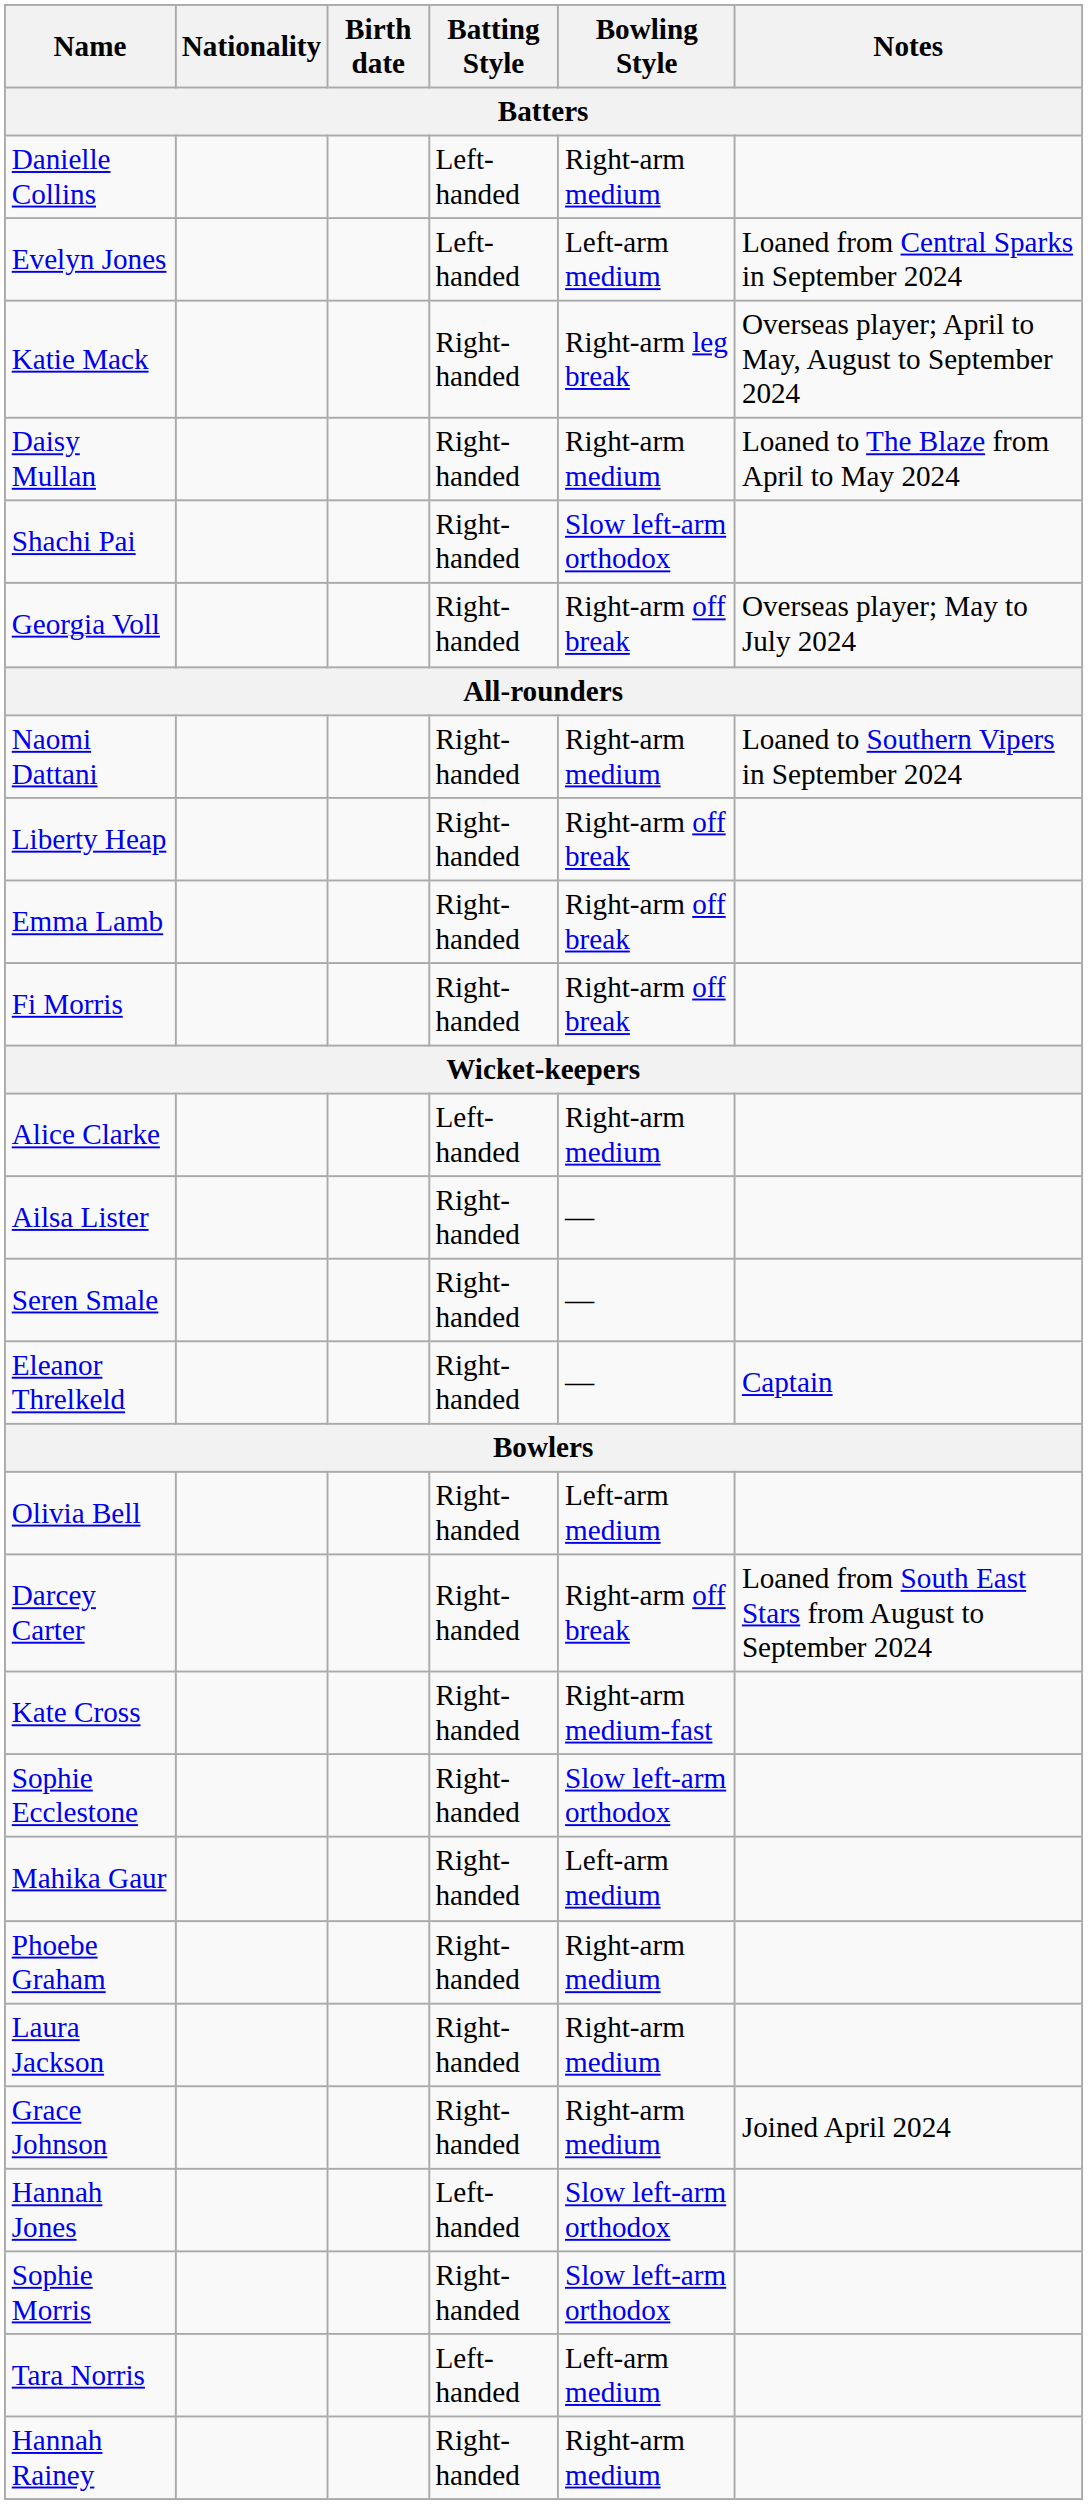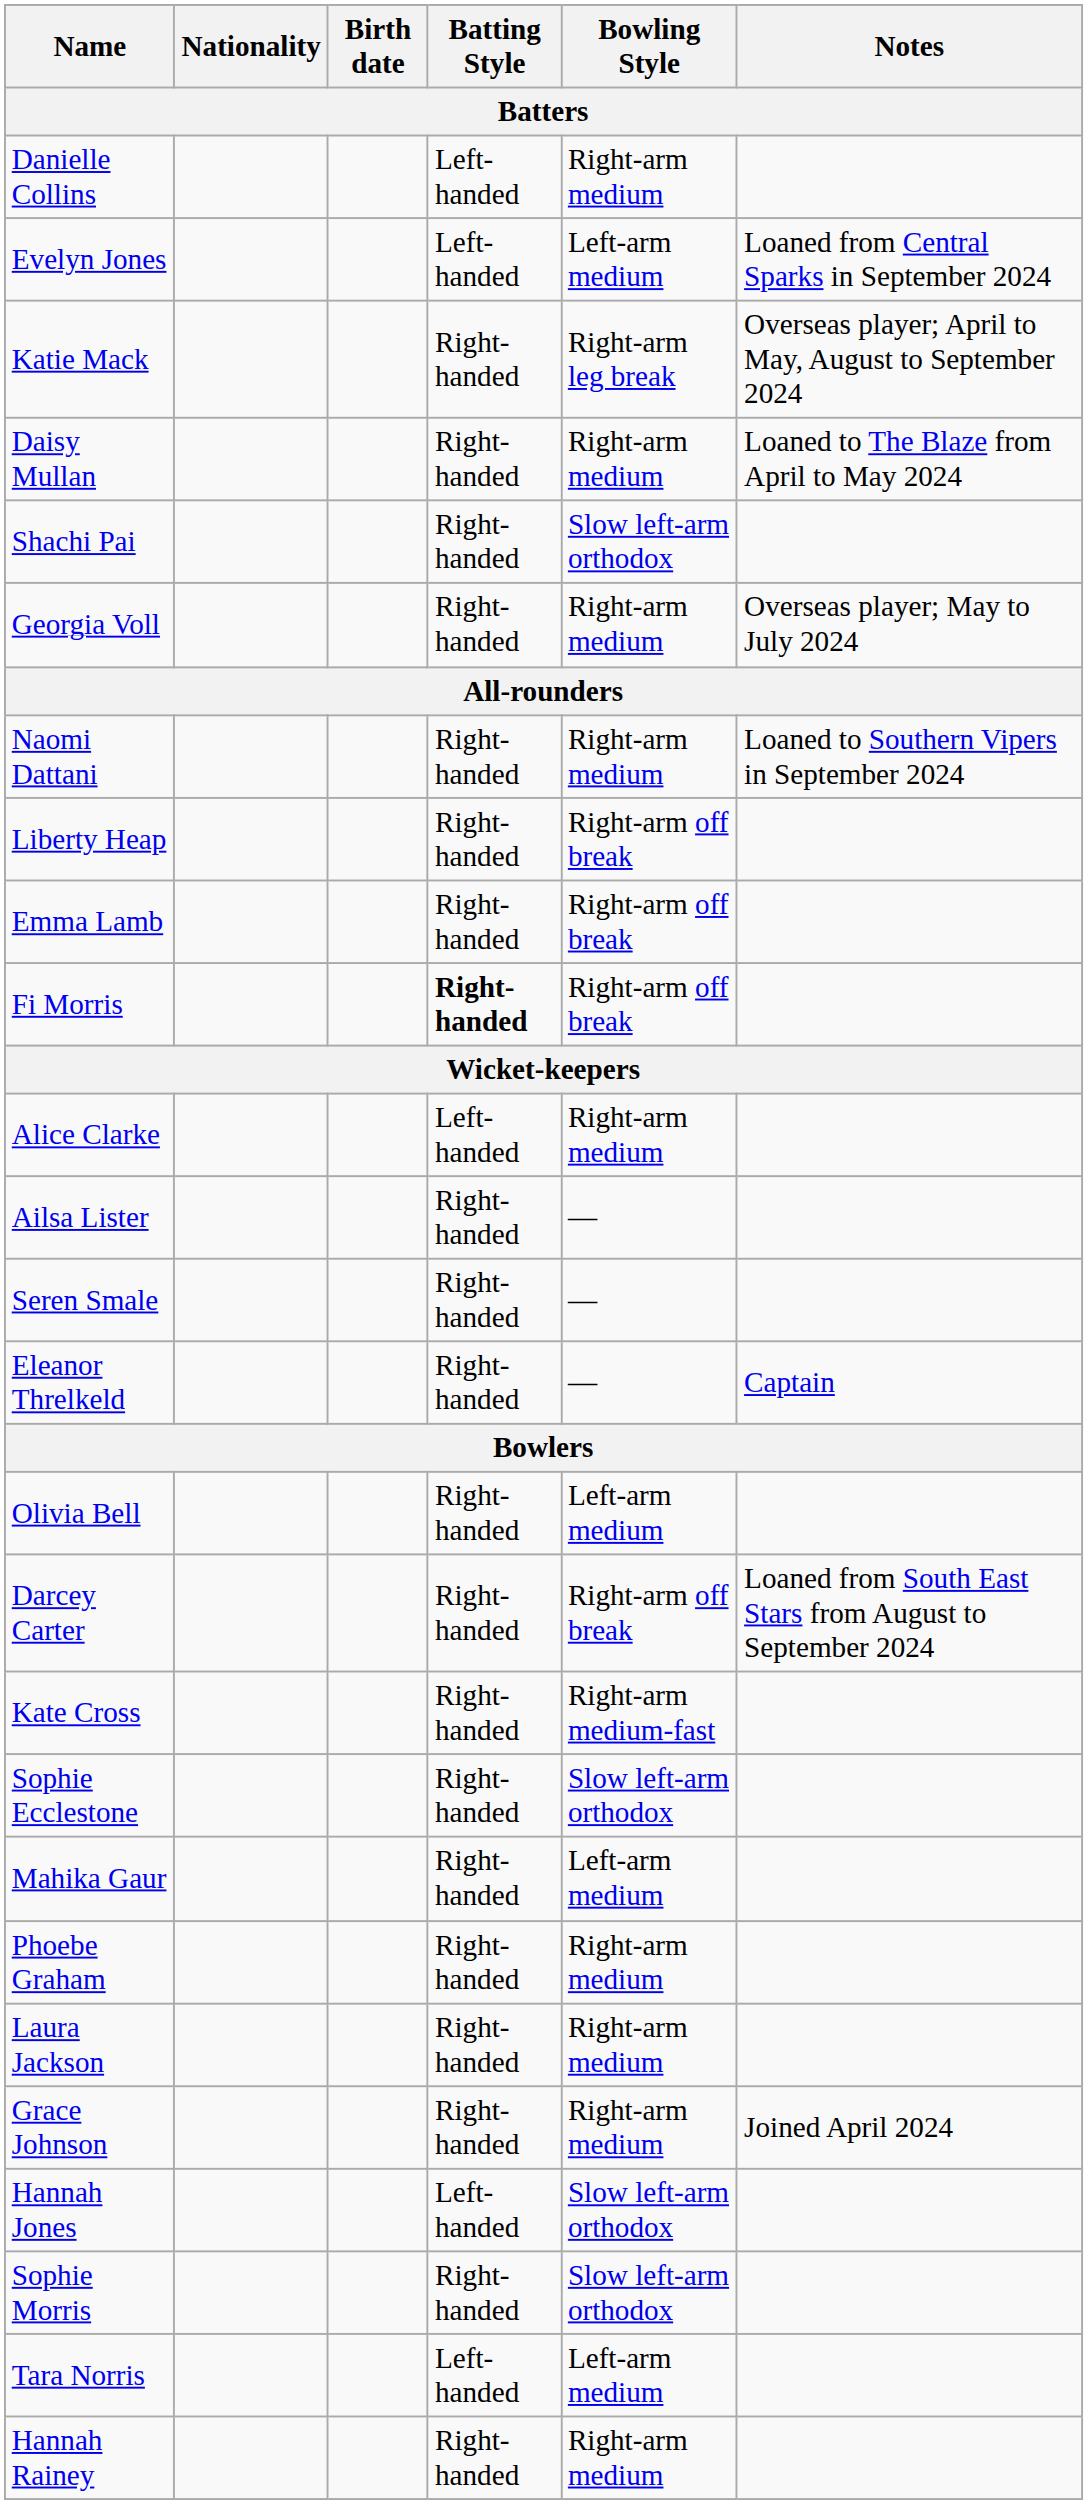(645, 624) Right-arm off break -> (628, 624) Right-arm medium
(478, 1003) normal -> (481, 1003) bold
